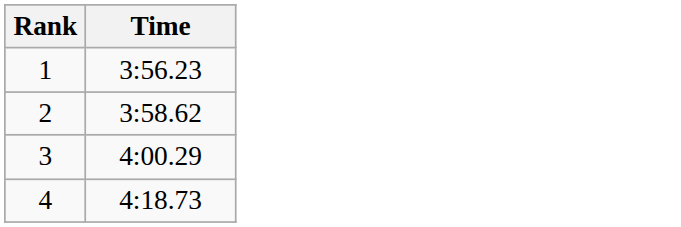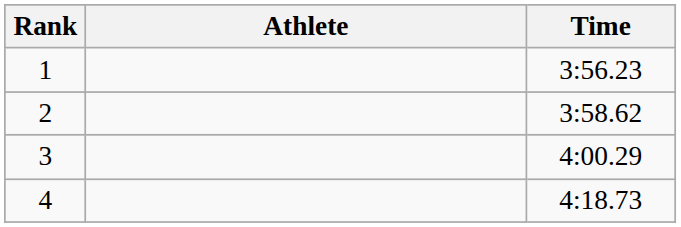+ column: (306, 26)
